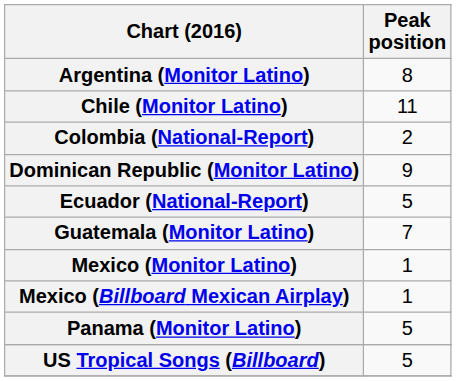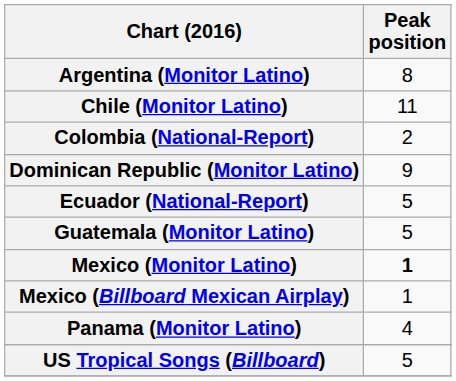(407, 233) 7 -> (407, 233) 5
(407, 264) normal -> (407, 264) bold
(407, 328) 5 -> (407, 328) 4
